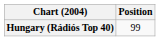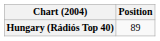(135, 28) 99 -> (135, 28) 89
